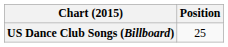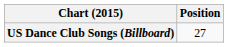(200, 32) 25 -> (200, 32) 27
